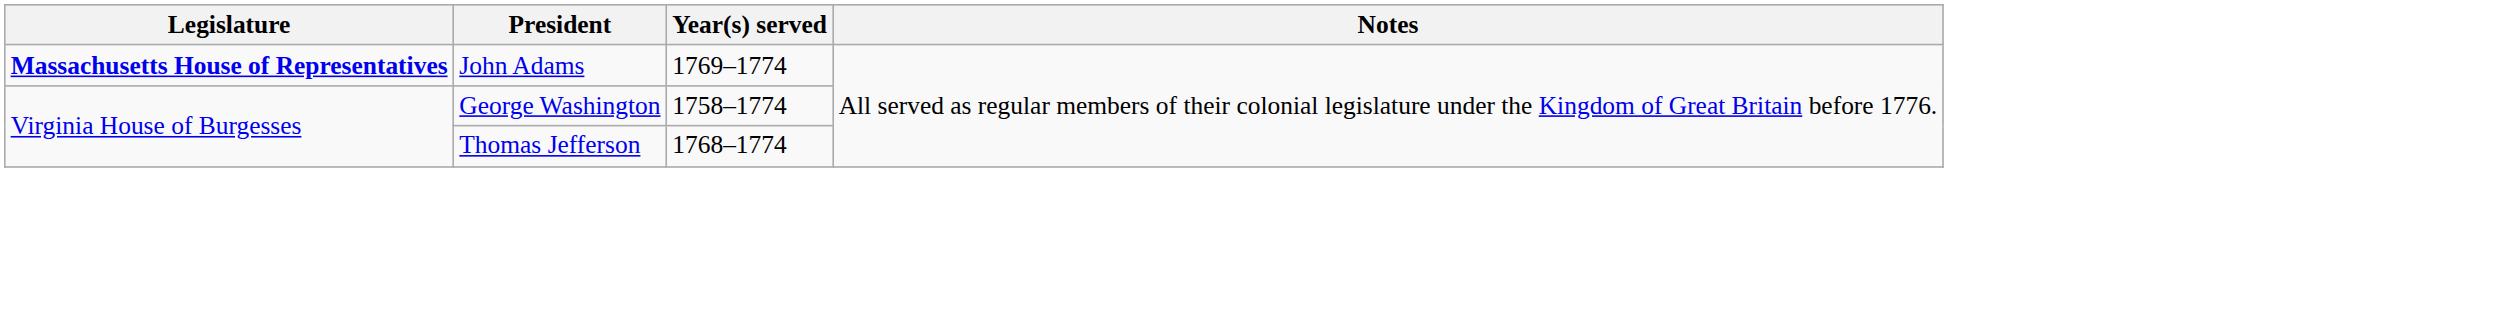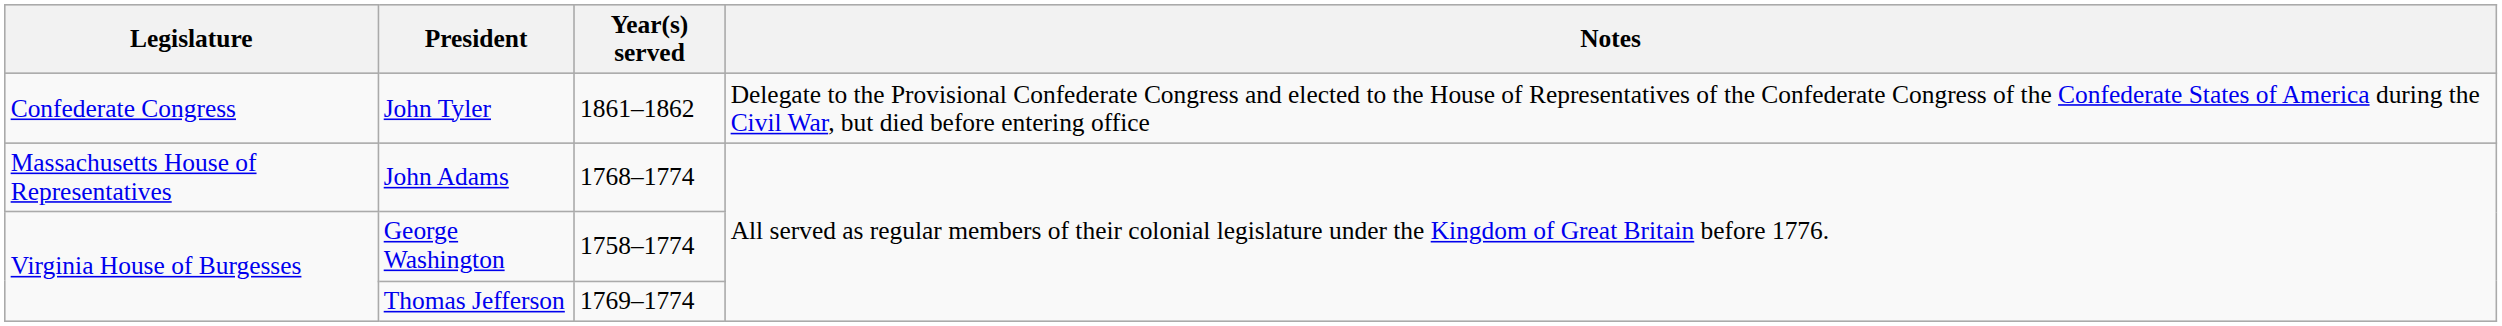+ row: (437, 107)
(229, 65) bold -> (134, 176) normal
(729, 65) 1769–1774 -> (637, 176) 1768–1774
(729, 145) 1768–1774 -> (637, 300) 1769–1774
